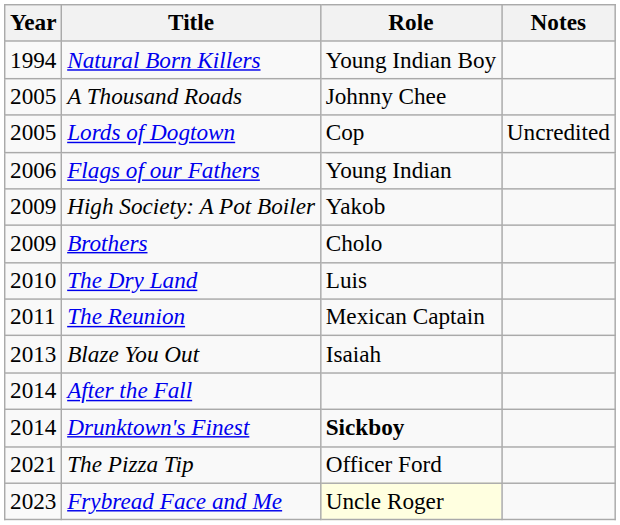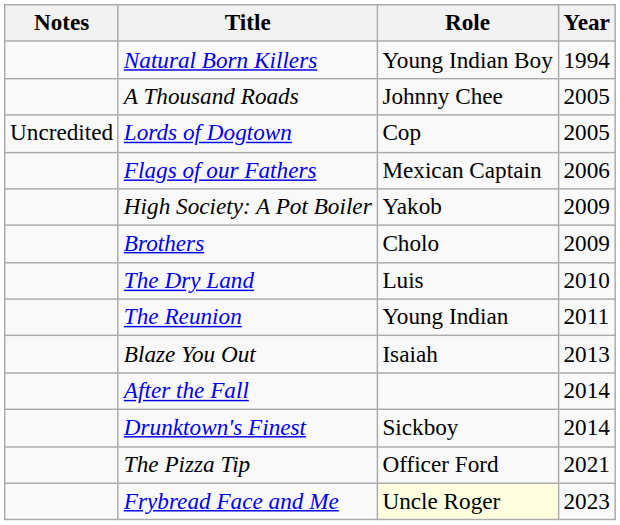columns swapped: (33, 22) <-> (558, 22)
(389, 170) Young Indian -> (462, 170) Mexican Captain
(405, 317) Mexican Captain -> (445, 317) Young Indian
(365, 427) bold -> (420, 427) normal
